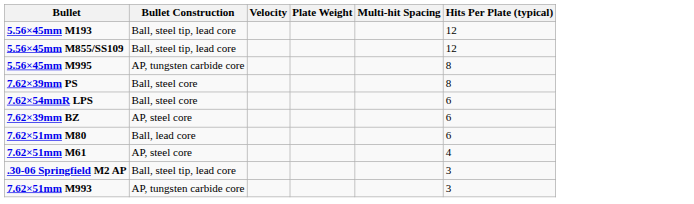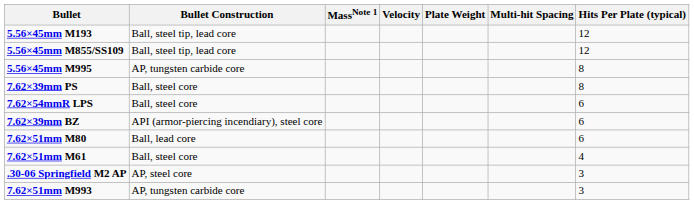+ column: (352, 14)
(162, 118) AP, steel core -> (227, 121) API (armor-piercing incendiary), steel core
(162, 153) AP, steel core -> (165, 156) Ball, steel core
(184, 170) Ball, steel tip, lead core -> (162, 173) AP, steel core
